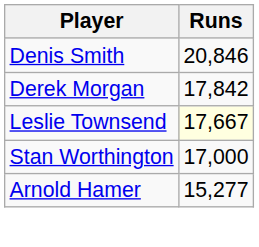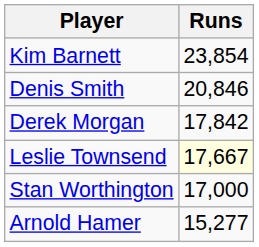+ row: (65, 55)
